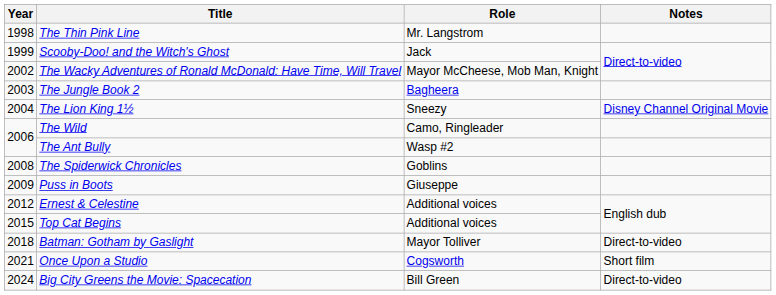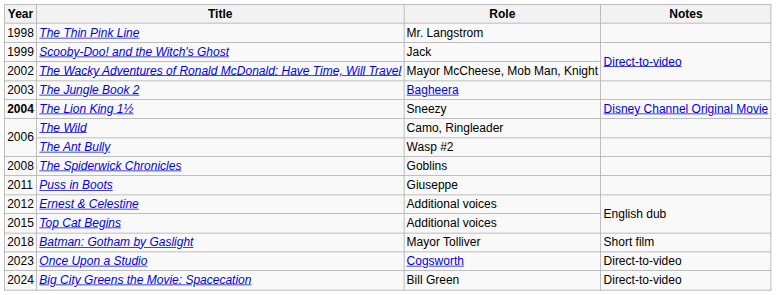(20, 109) normal -> (20, 109) bold
(20, 185) 2009 -> (20, 185) 2011
(643, 242) Direct-to-video -> (629, 242) Short film
(20, 261) 2021 -> (20, 261) 2023
(629, 261) Short film -> (643, 261) Direct-to-video
